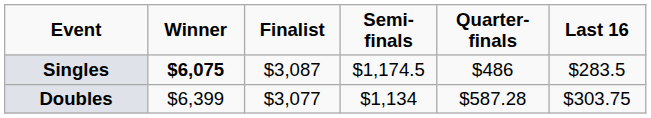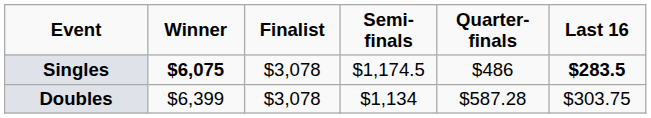(292, 70) $3,087 -> (292, 70) $3,078
(597, 70) normal -> (597, 70) bold
(292, 99) $3,077 -> (292, 99) $3,078
